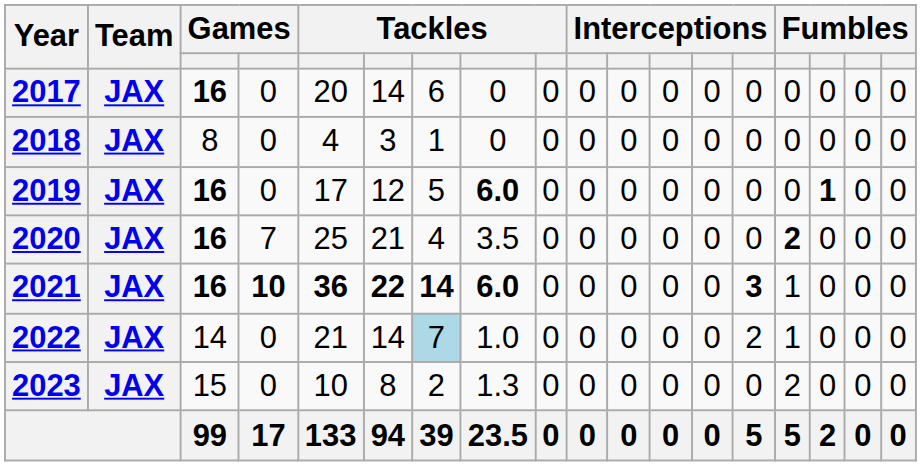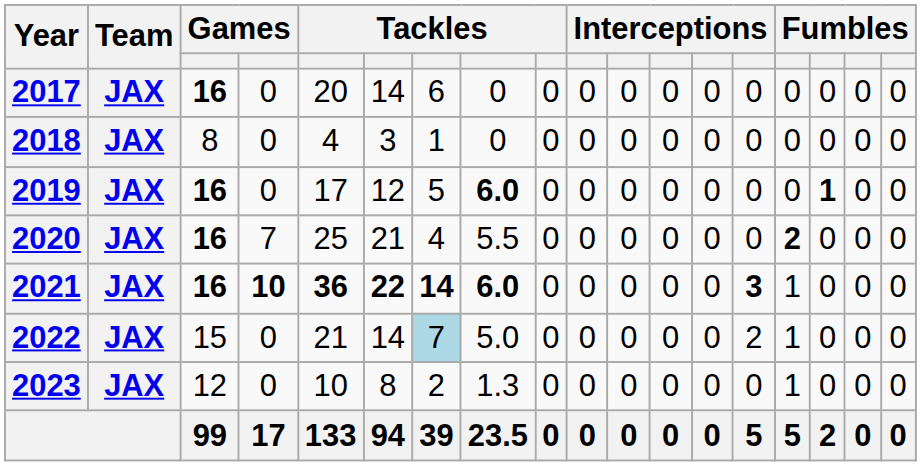(498, 239) 3.5 -> (498, 239) 5.5
(210, 337) 14 -> (210, 337) 15
(498, 337) 1.0 -> (498, 337) 5.0
(210, 386) 15 -> (210, 386) 12
(792, 386) 2 -> (792, 386) 1
